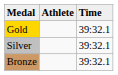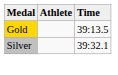(94, 29) 39:32.1 -> (93, 29) 39:13.5
- row: (22, 62)
